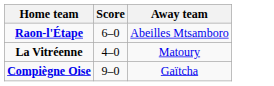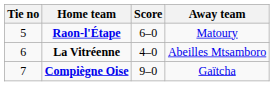+ column: (23, 14)
(179, 33) Abeilles Mtsamboro -> (217, 33) Matoury
(179, 52) Matoury -> (217, 52) Abeilles Mtsamboro
